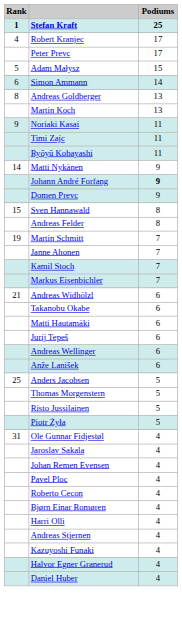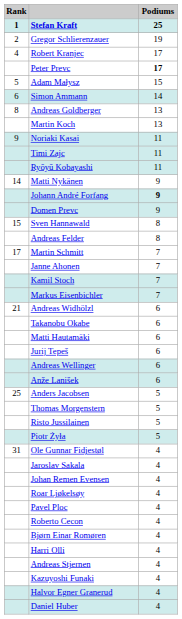+ row: (70, 39)
(158, 53) normal -> (158, 68) bold
(16, 238) 19 -> (16, 252) 17
+ row: (58, 493)
